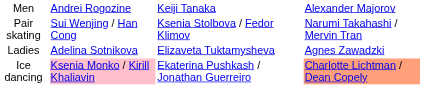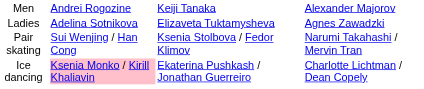rows swapped: (23, 50) <-> (23, 29)
(353, 71) lightsalmon background -> (353, 71) no background
